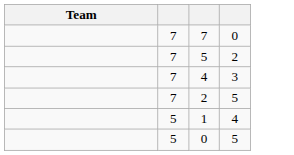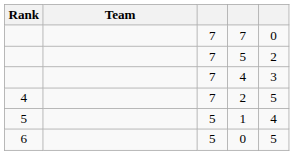+ column: (24, 14)
